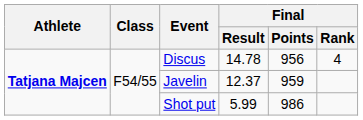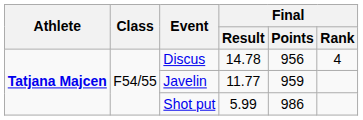(243, 82) 12.37 -> (243, 82) 11.77
